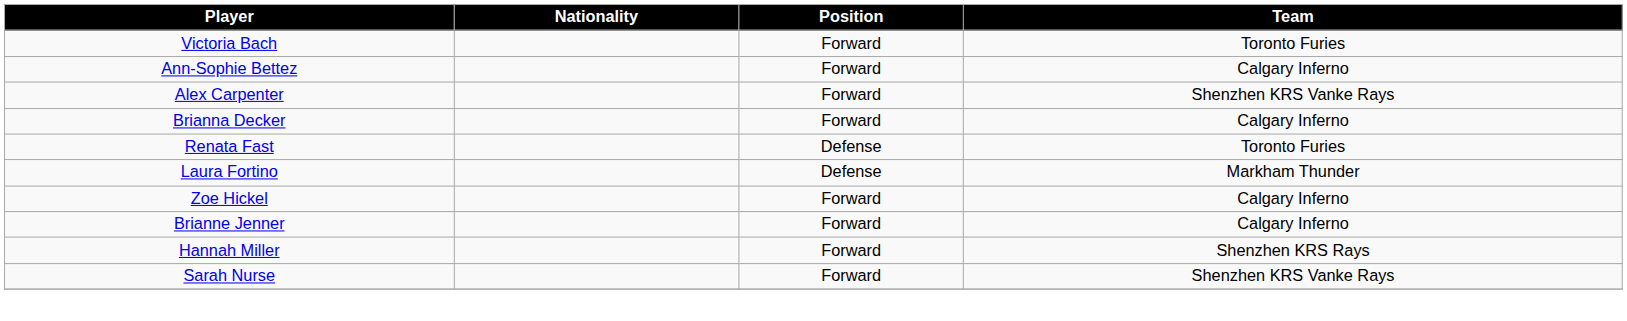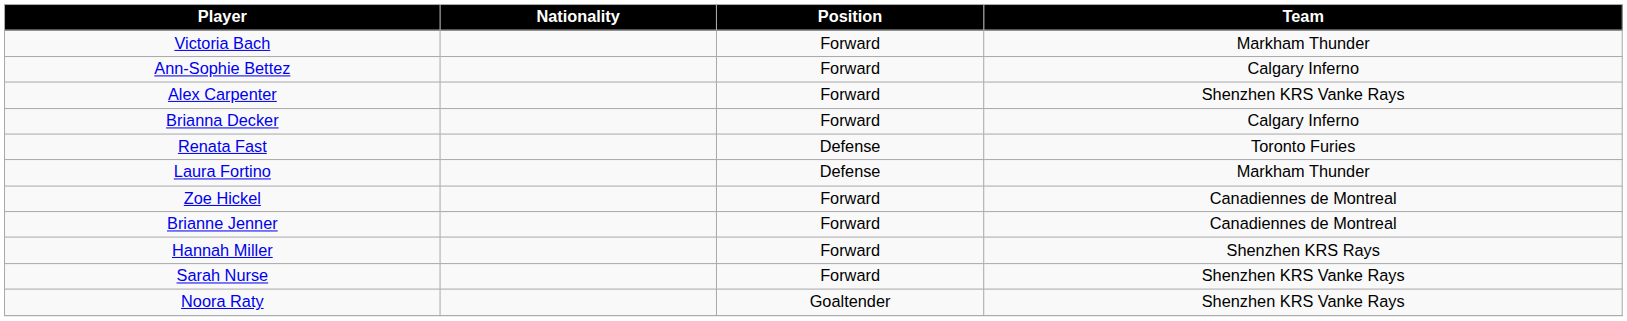(1293, 43) Toronto Furies -> (1303, 43) Markham Thunder
(1293, 198) Calgary Inferno -> (1303, 198) Canadiennes de Montreal
(1293, 224) Calgary Inferno -> (1303, 224) Canadiennes de Montreal
+ row: (222, 302)
